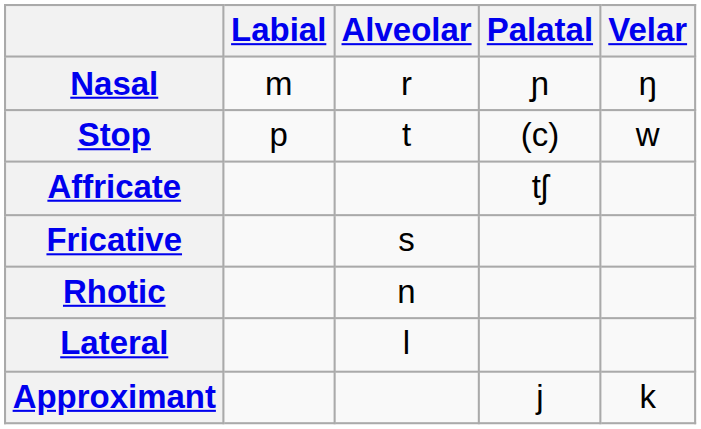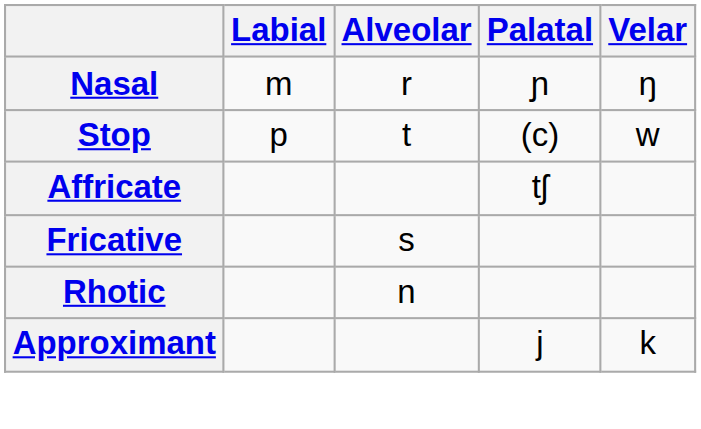- row: (114, 344)
